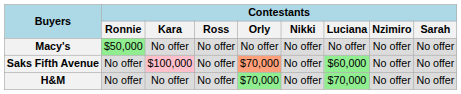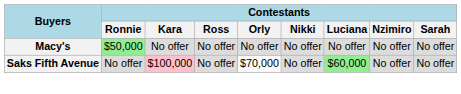(259, 64) lightsalmon background -> (259, 64) no background
- row: (53, 81)
